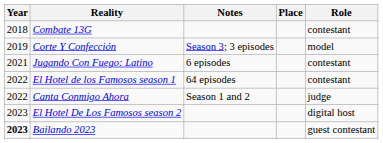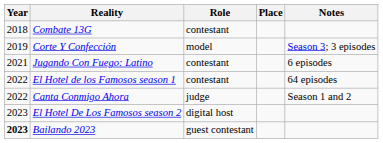columns swapped: (341, 12) <-> (230, 12)
